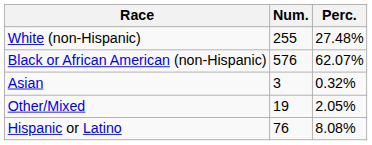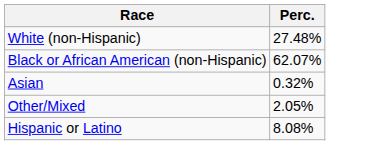- column: (291, 15)
